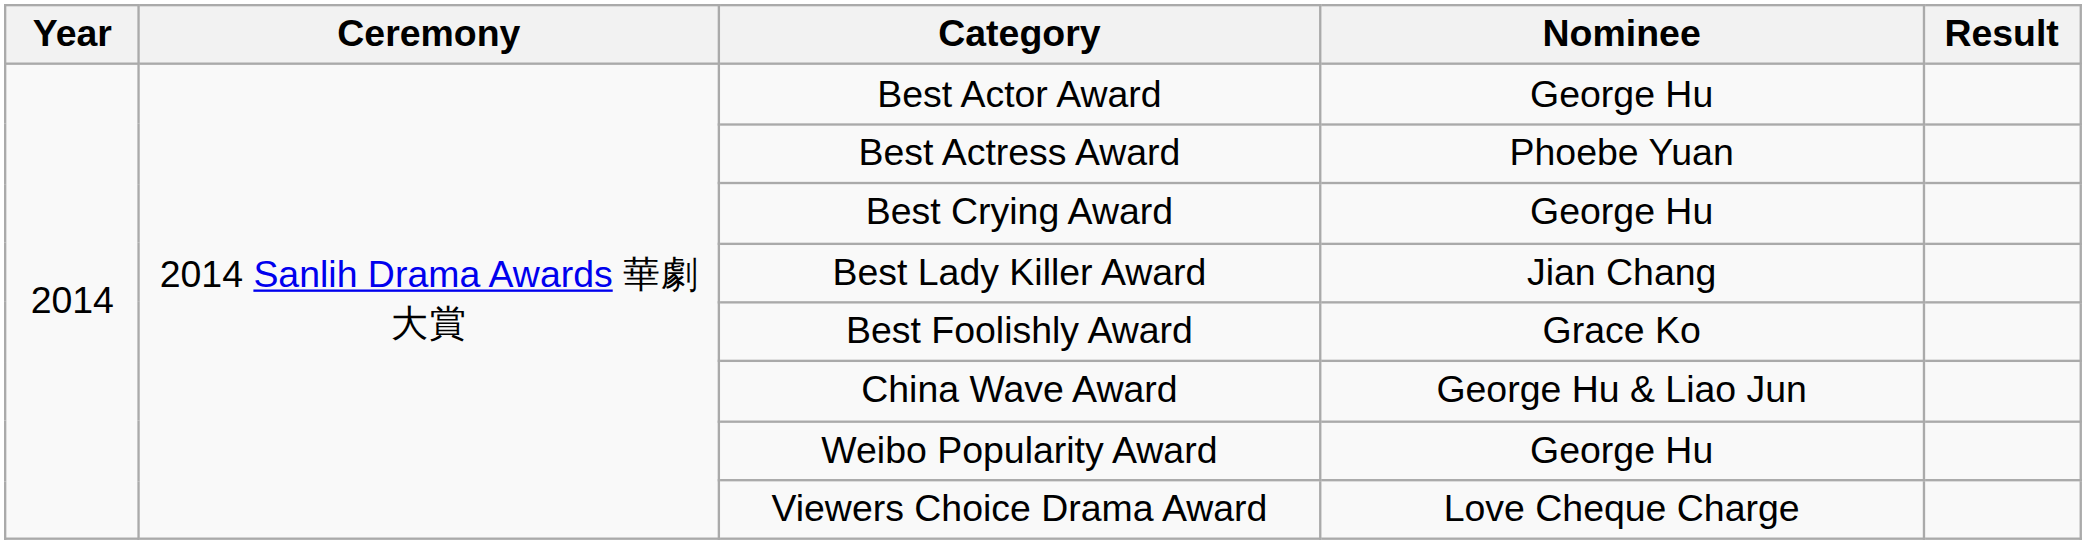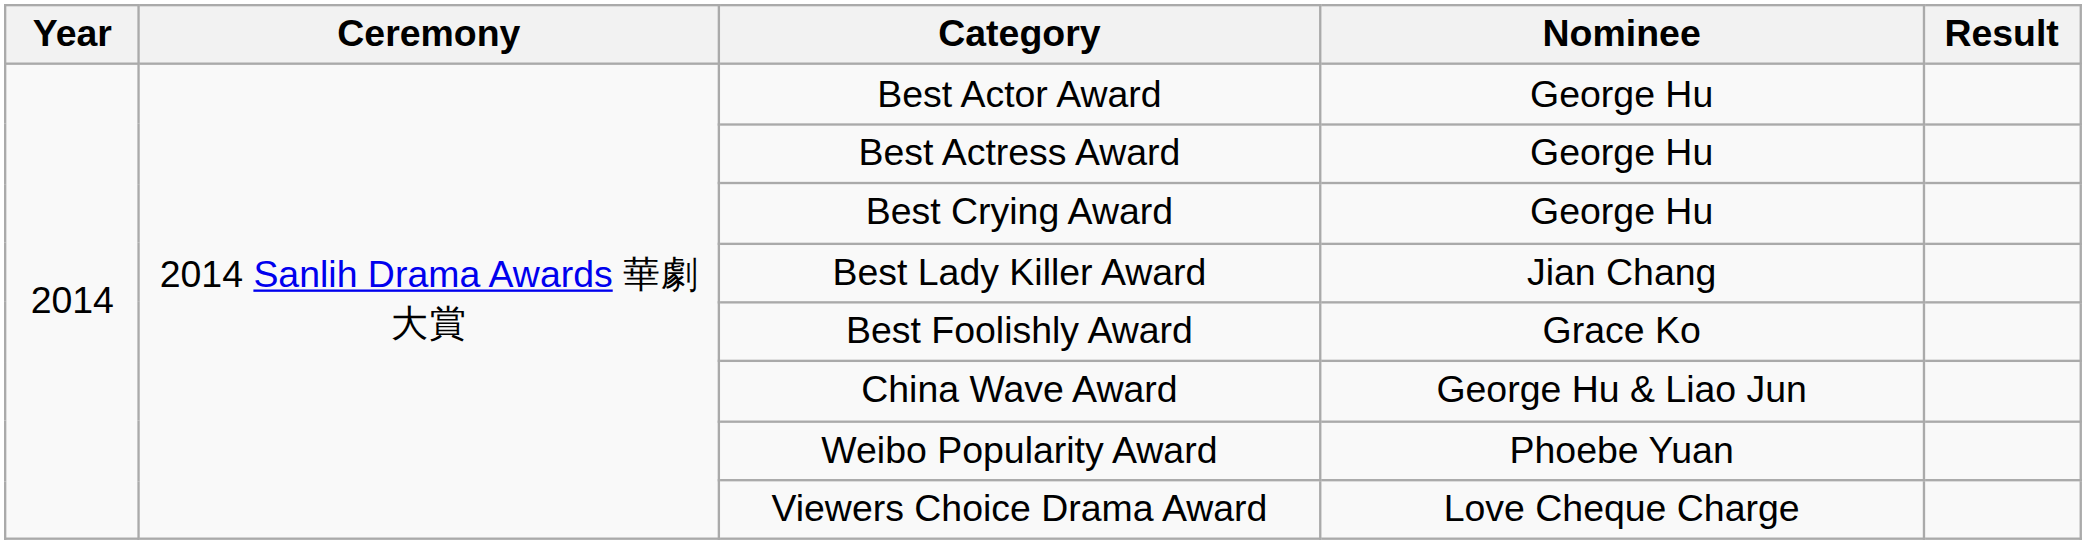(1622, 152) Phoebe Yuan -> (1622, 152) George Hu
(1622, 449) George Hu -> (1622, 449) Phoebe Yuan
